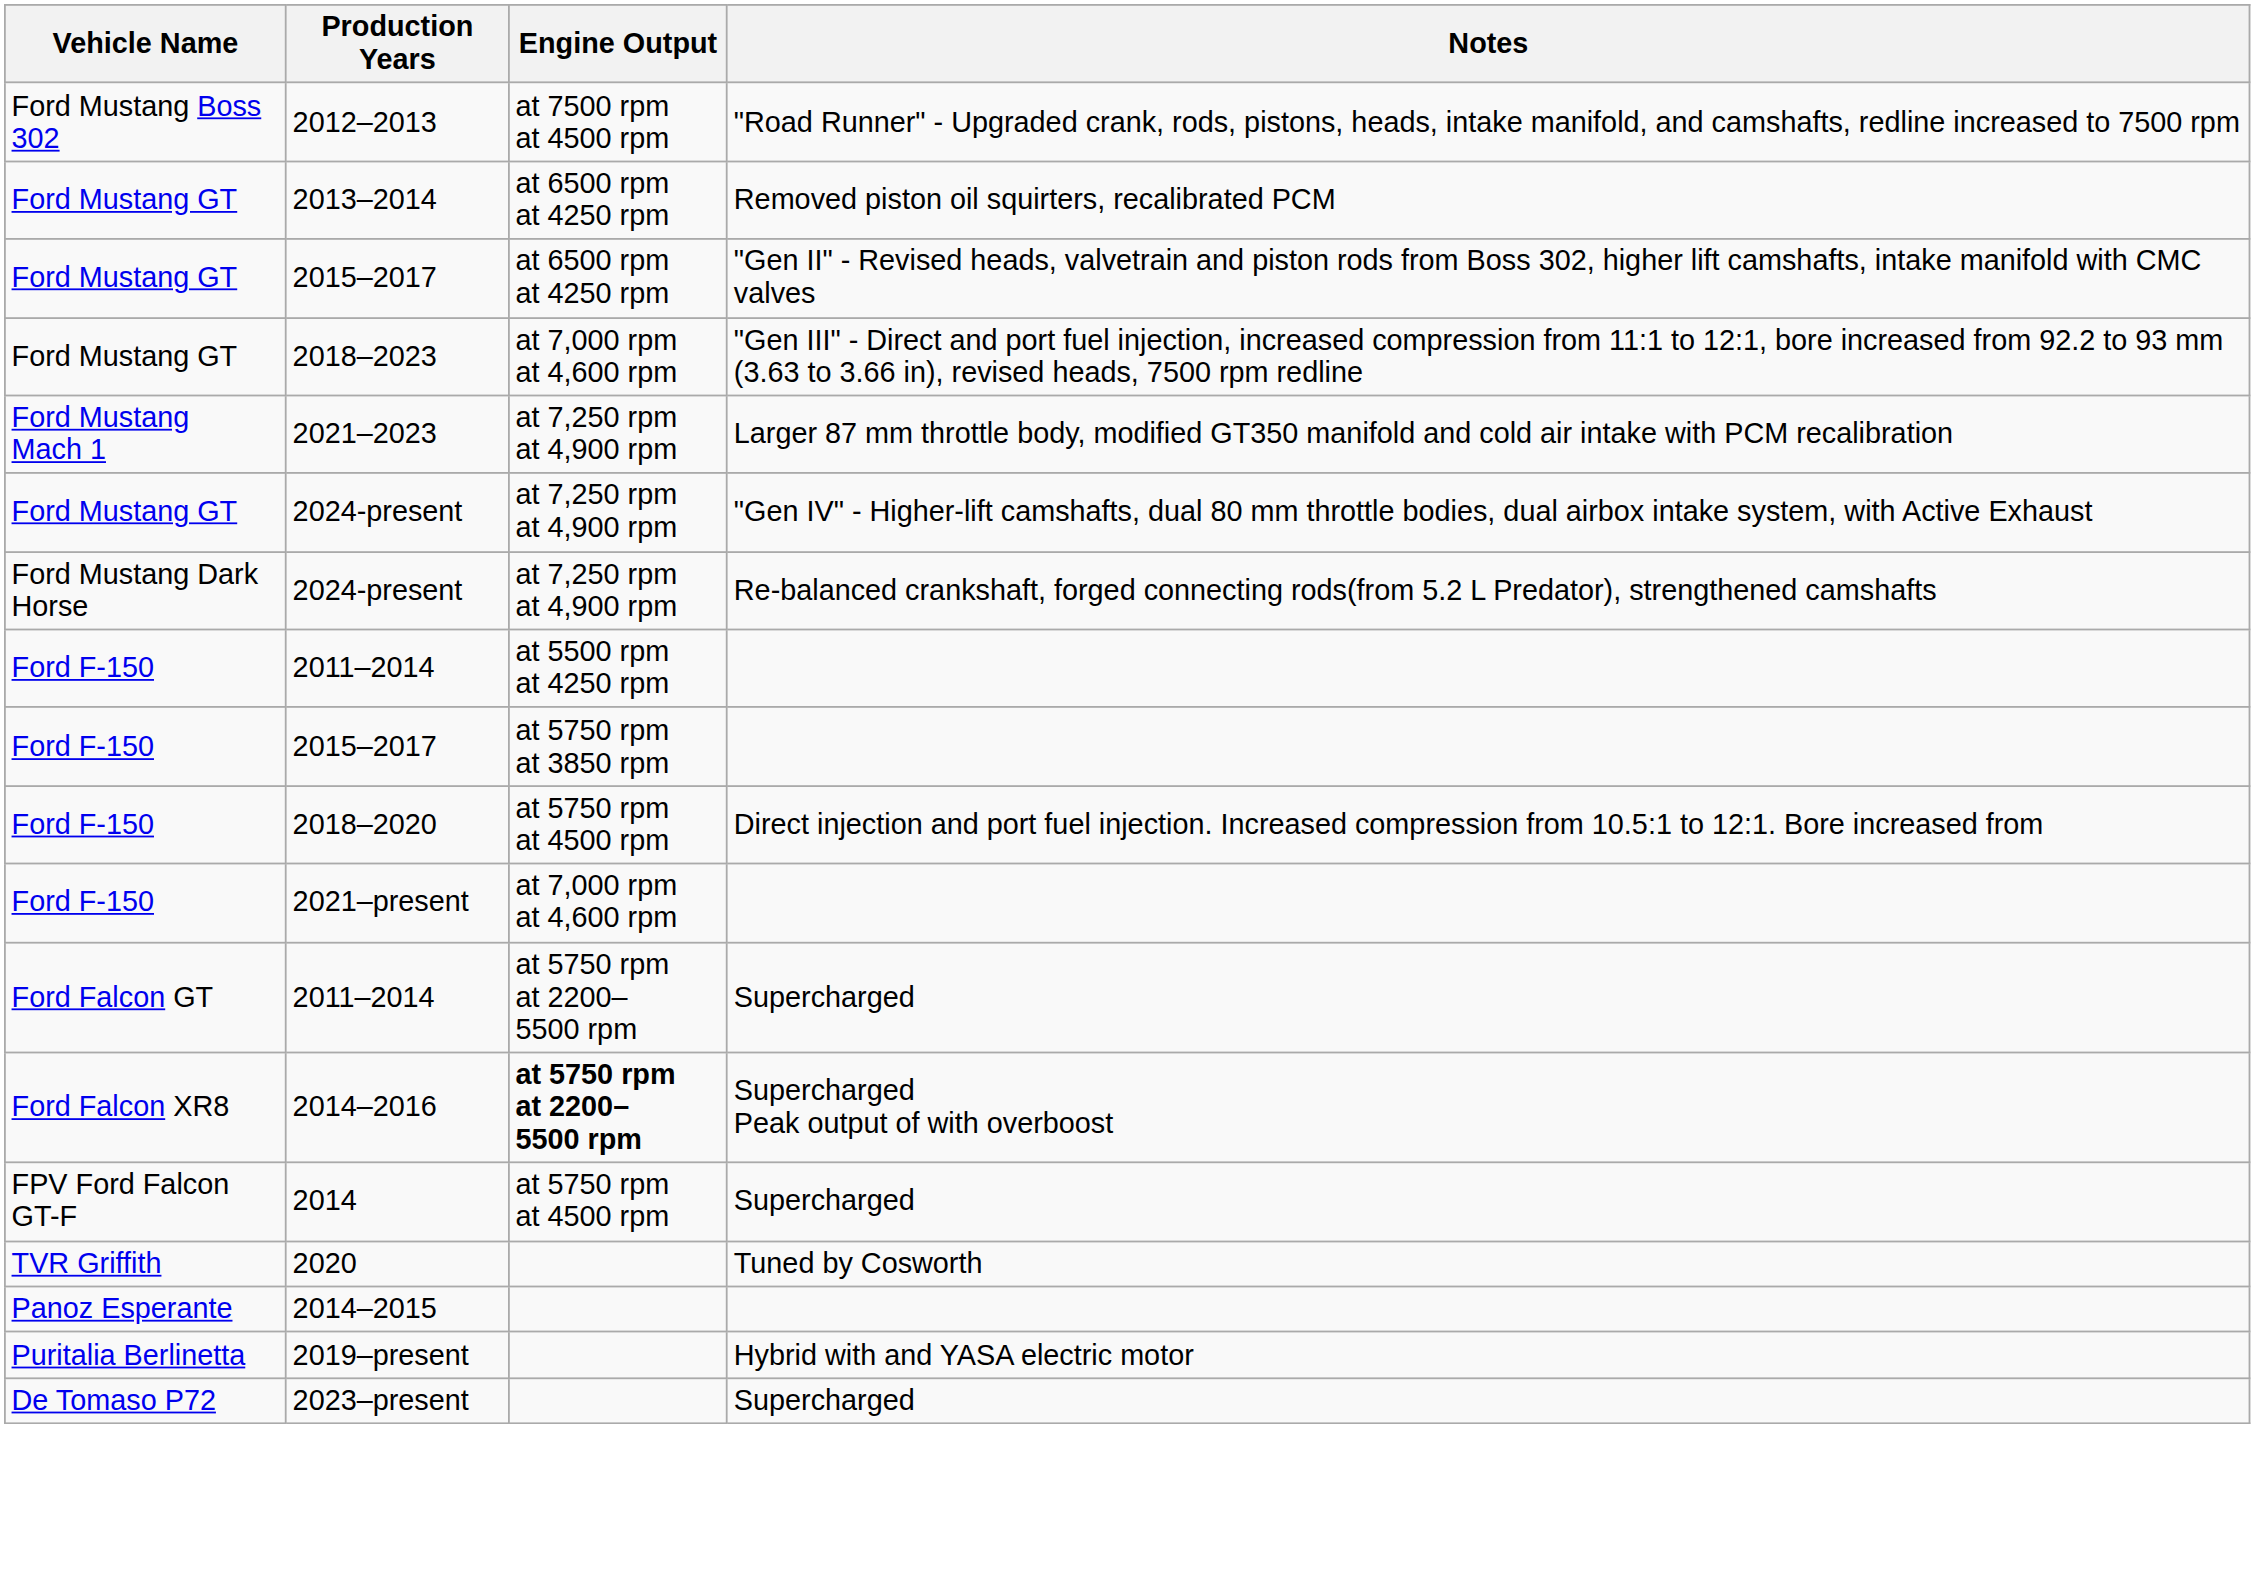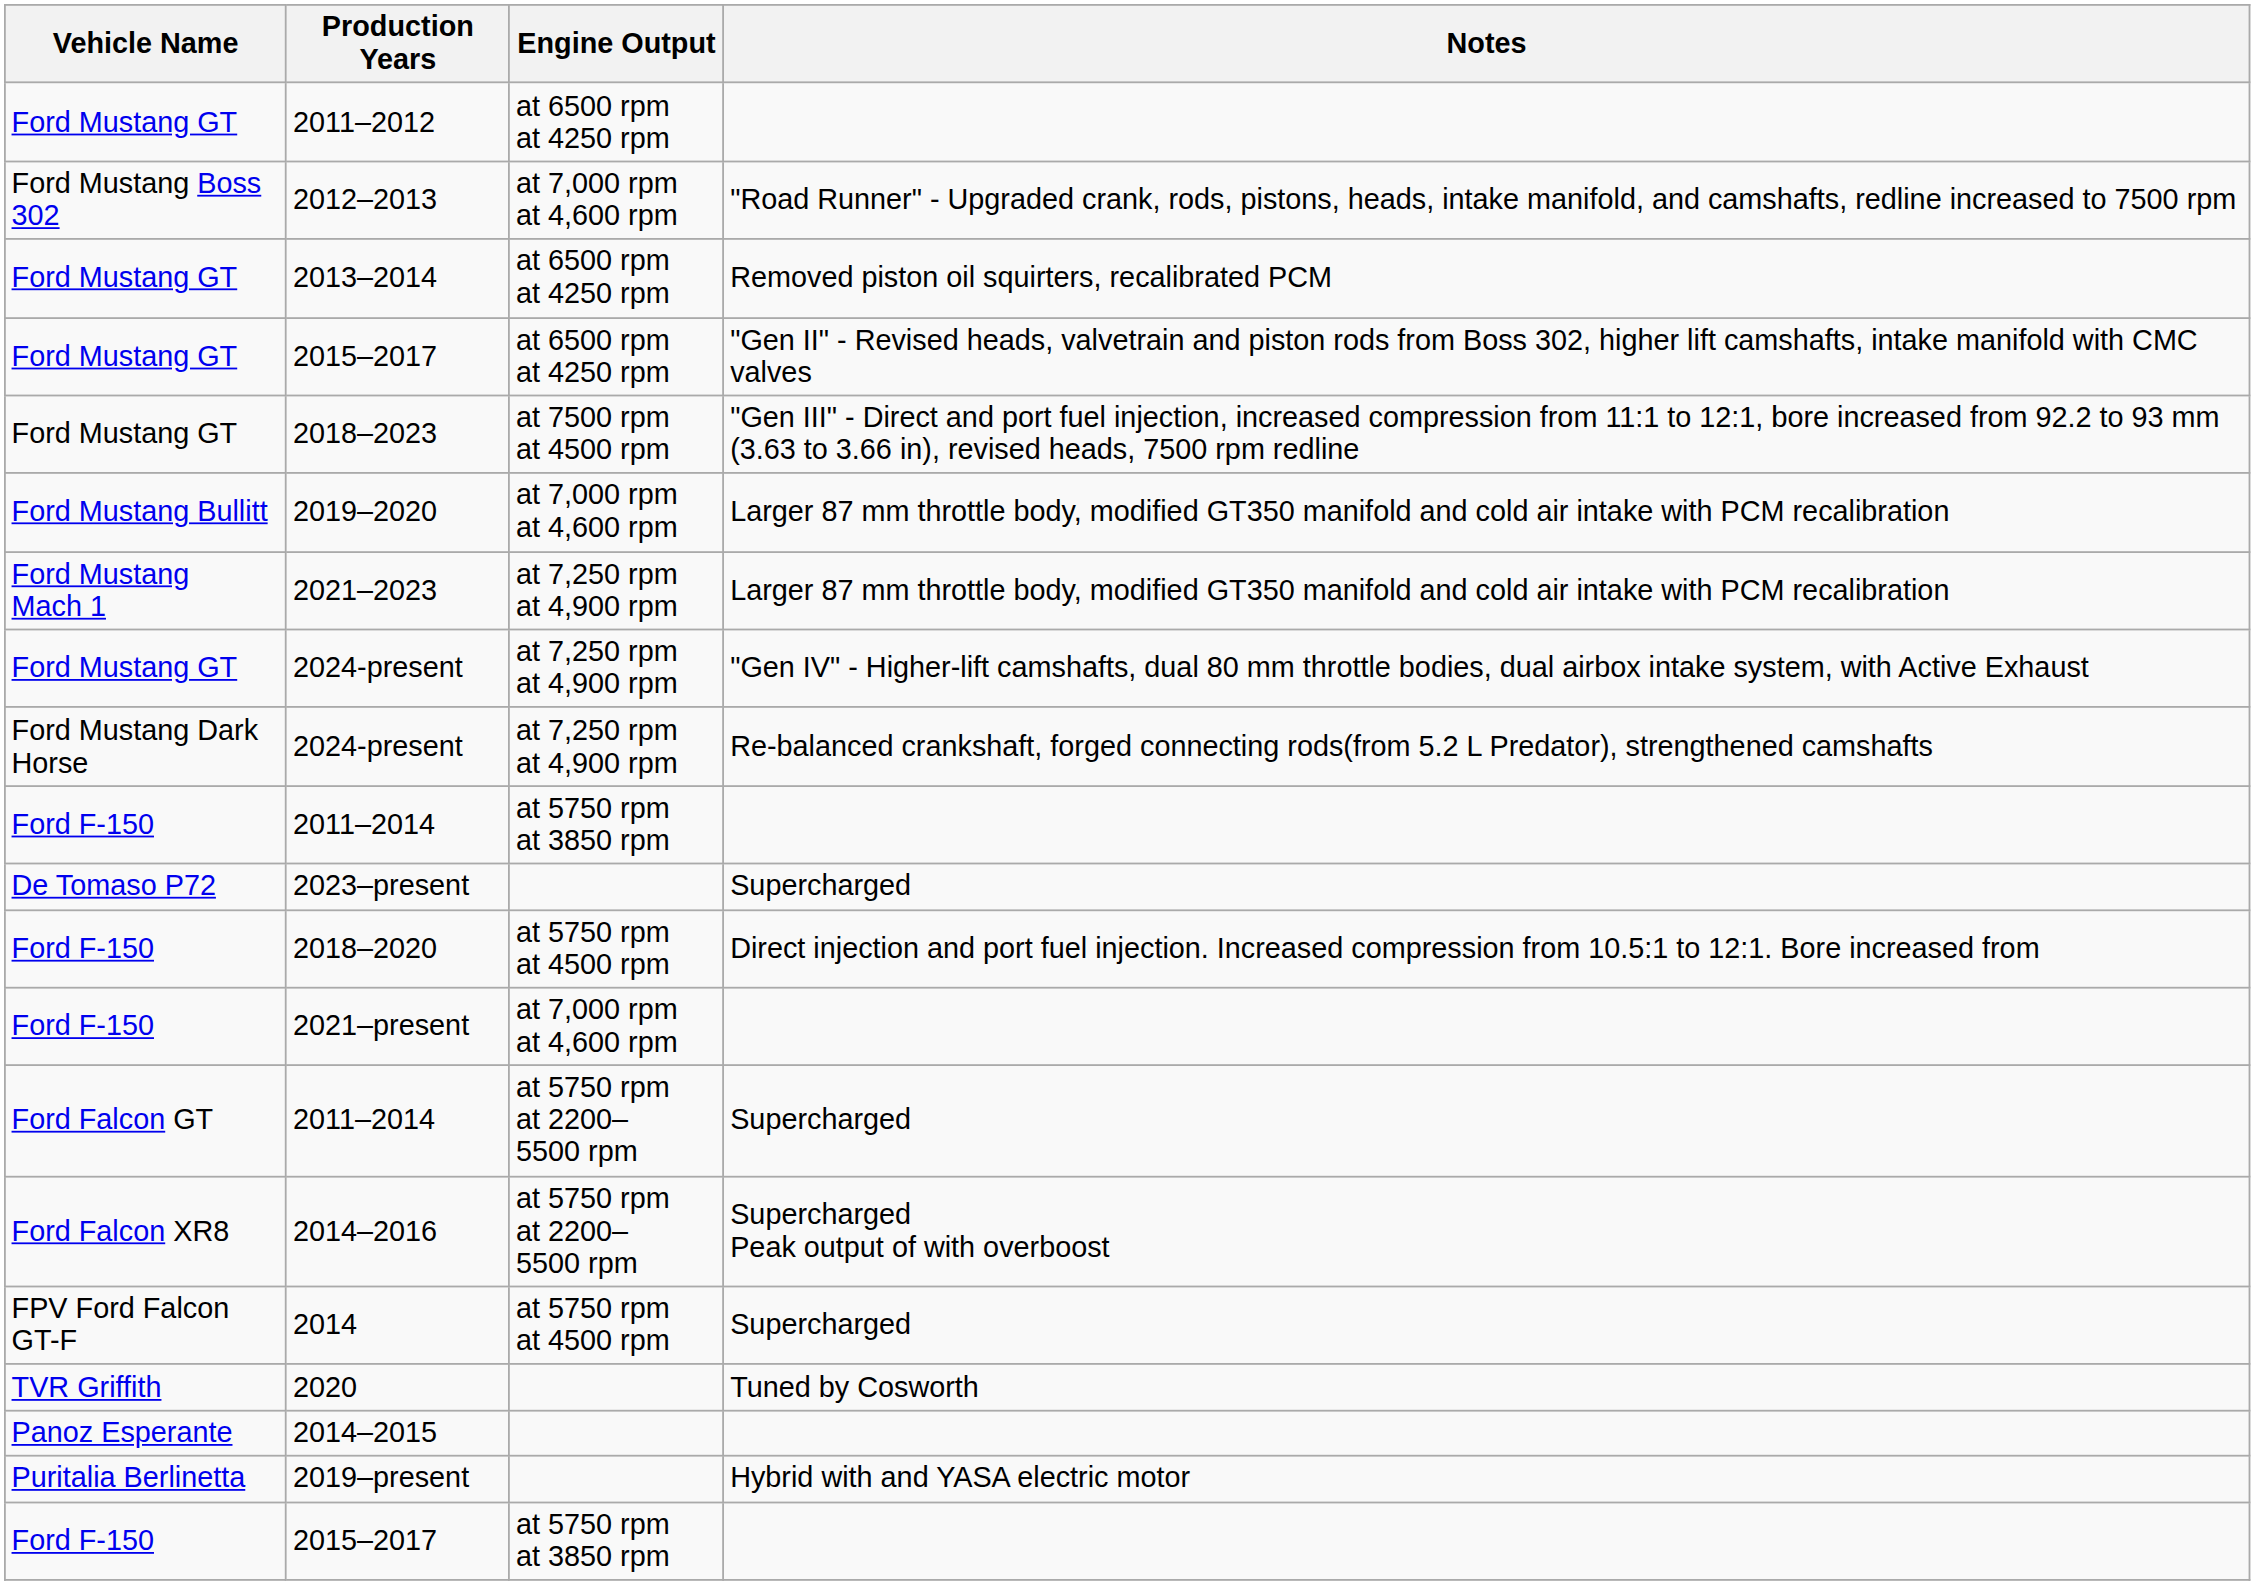+ row: (124, 121)
(592, 121) at 7500 rpm at 4500 rpm -> (597, 199) at 7,000 rpm at 4,600 rpm
(596, 355) at 7,000 rpm at 4,600 rpm -> (593, 433) at 7500 rpm at 4500 rpm
+ row: (140, 511)
(592, 668) at 5500 rpm at 4250 rpm -> (593, 824) at 5750 rpm at 3850 rpm
rows swapped: (83, 746) <-> (114, 1400)
(595, 1107) bold -> (593, 1230) normal
